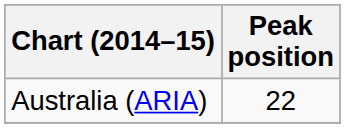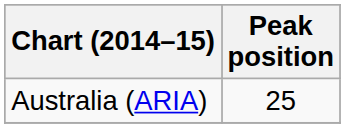(281, 100) 22 -> (281, 100) 25
